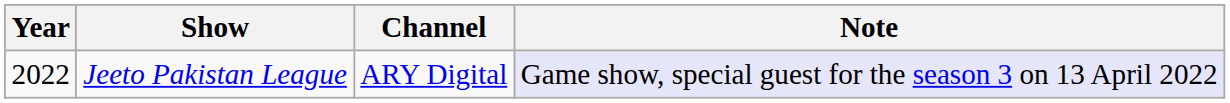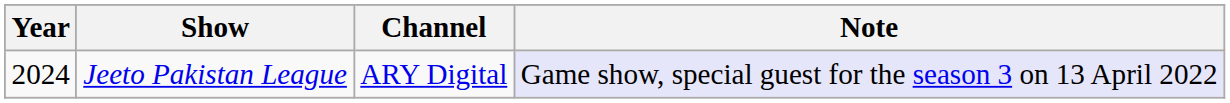(41, 73) 2022 -> (41, 73) 2024
